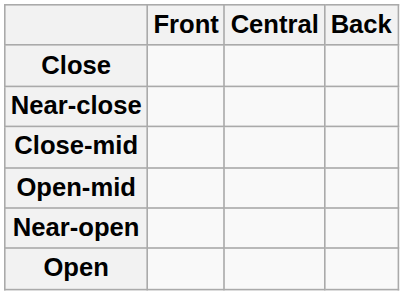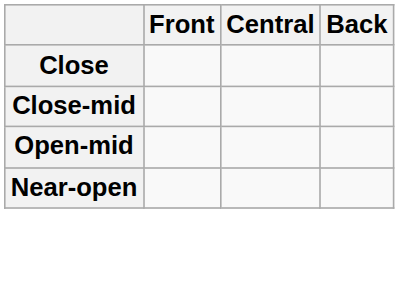- row: (76, 106)
- row: (76, 268)
